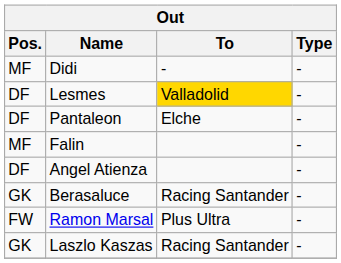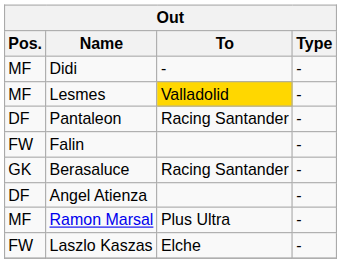(19, 94) DF -> (20, 94) MF
(181, 119) Elche -> (225, 119) Racing Santander
(20, 144) MF -> (21, 144) FW
rows swapped: (98, 170) <-> (89, 195)
(21, 220) FW -> (20, 220) MF
(20, 245) GK -> (21, 245) FW
(225, 245) Racing Santander -> (181, 245) Elche
